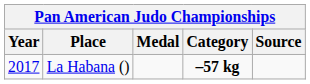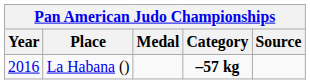(24, 66) 2017 -> (24, 66) 2016
